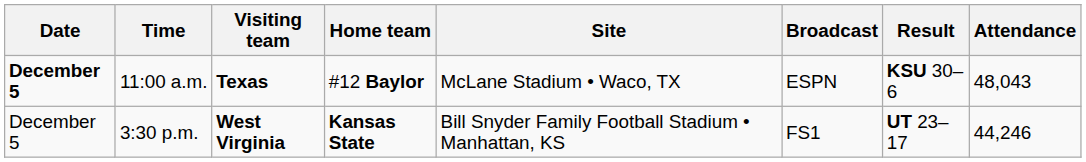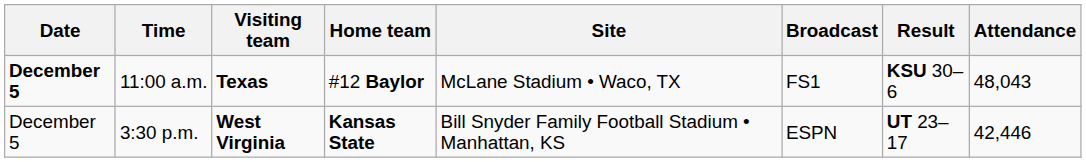(812, 81) ESPN -> (803, 81) FS1
(803, 132) FS1 -> (812, 132) ESPN
(1003, 132) 44,246 -> (1003, 132) 42,446
